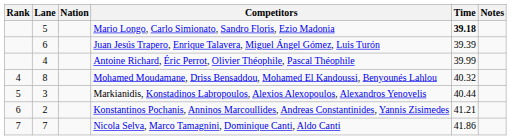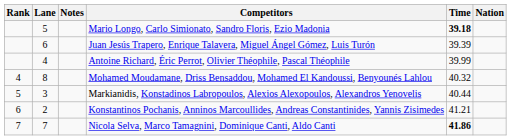columns swapped: (75, 12) <-> (492, 12)
(465, 126) normal -> (460, 126) bold
